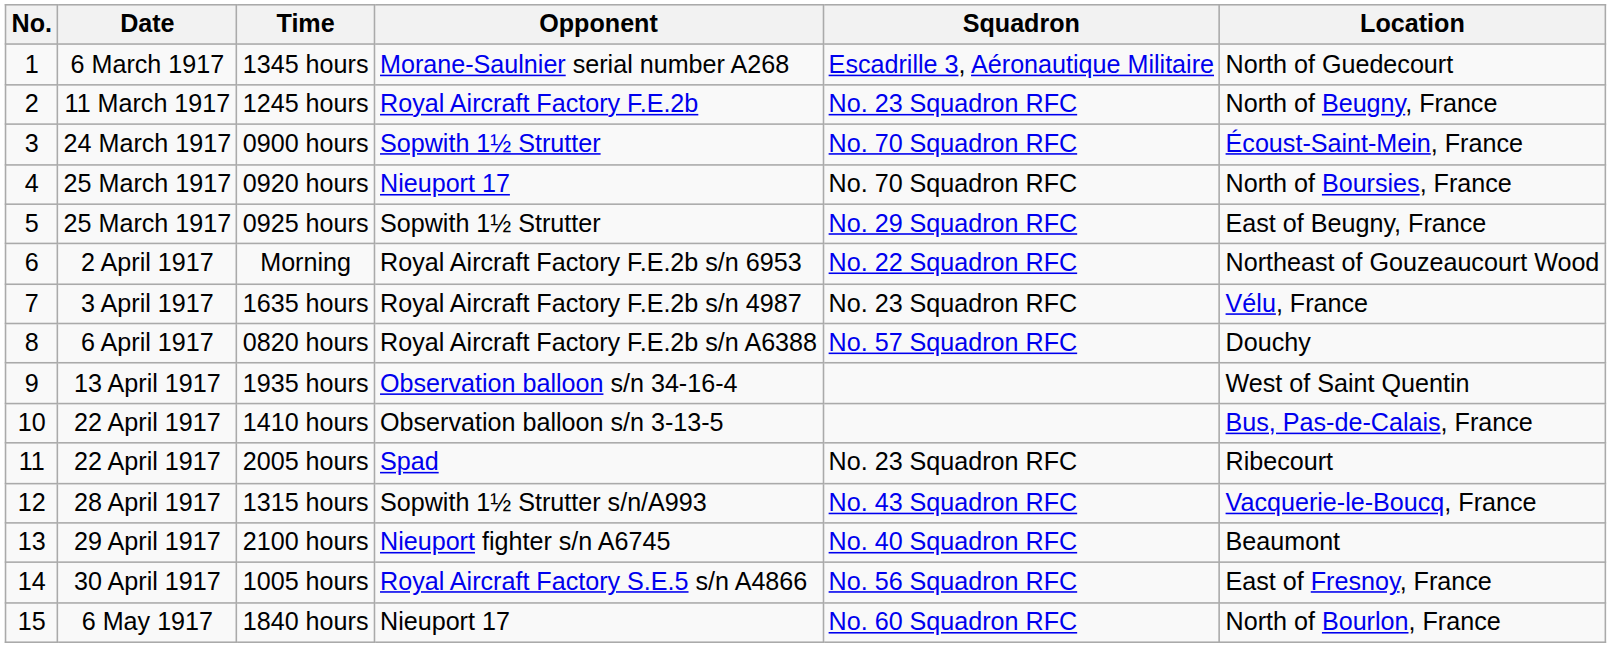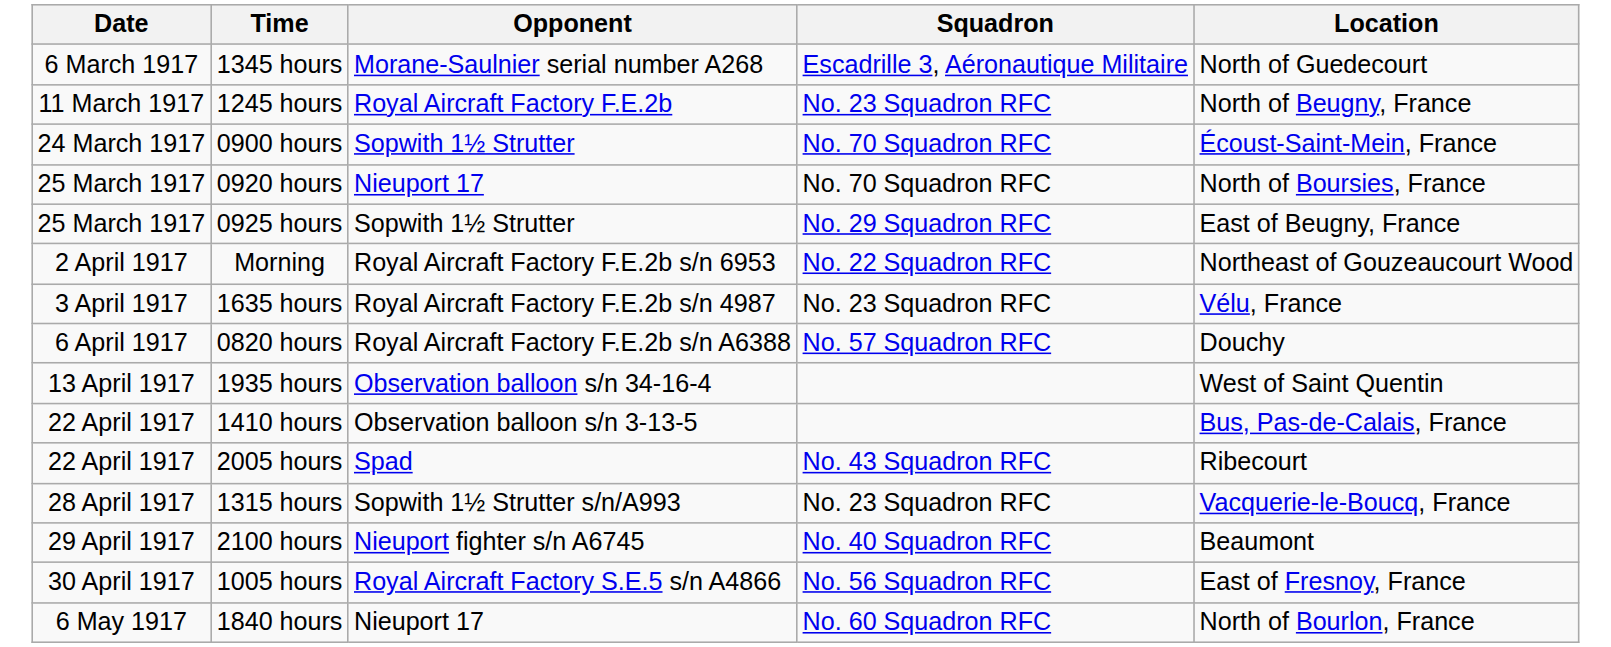- column: (32, 24)
(953, 462) No. 23 Squadron RFC -> (927, 462) No. 43 Squadron RFC
(953, 502) No. 43 Squadron RFC -> (927, 502) No. 23 Squadron RFC
